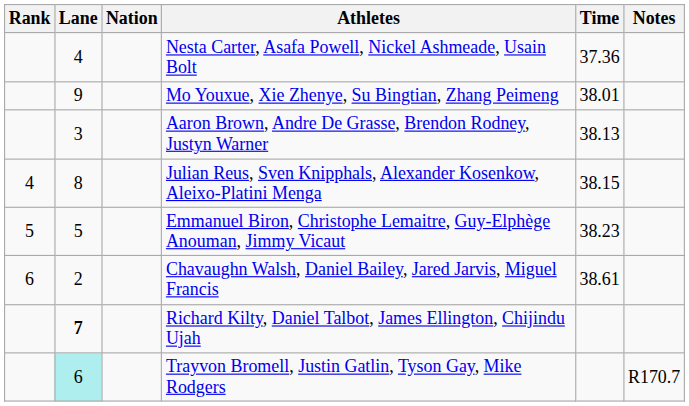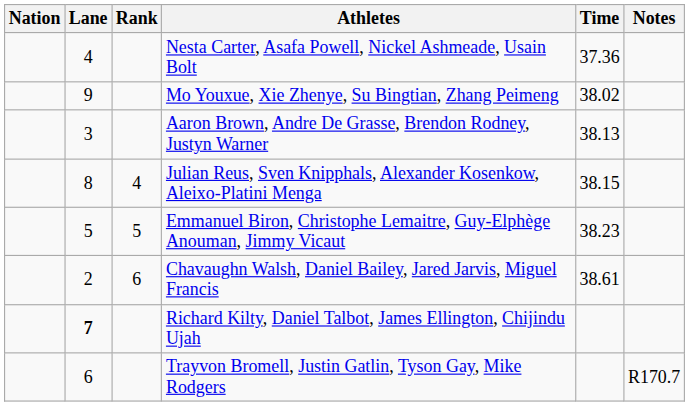columns swapped: (30, 18) <-> (132, 18)
(600, 95) 38.01 -> (600, 95) 38.02
(78, 377) paleturquoise background -> (88, 377) no background
